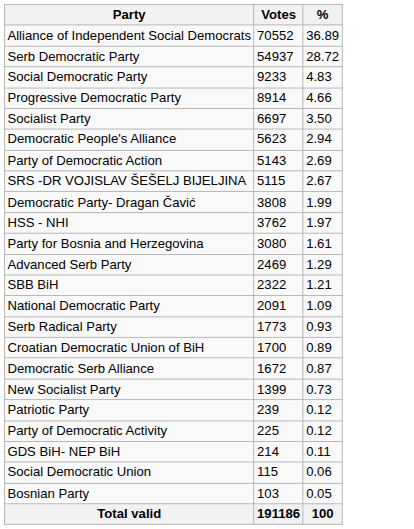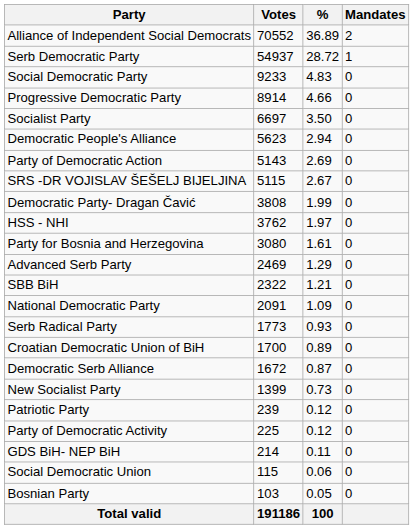+ column: (375, 14)
